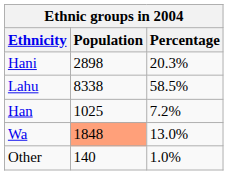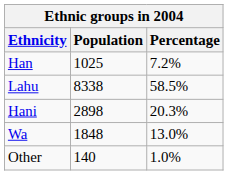rows swapped: (22, 63) <-> (20, 110)
(88, 134) lightsalmon background -> (88, 134) no background
